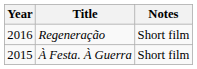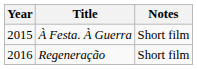rows swapped: (85, 54) <-> (72, 34)
